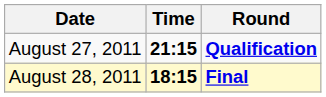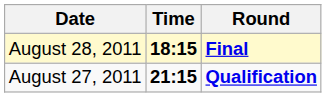rows swapped: (75, 48) <-> (75, 77)
